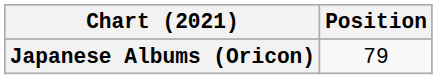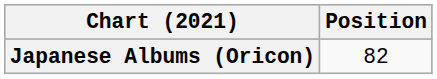(376, 57) 79 -> (376, 57) 82
